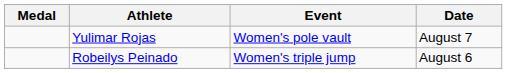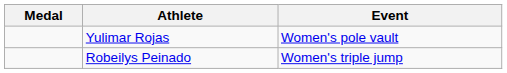- column: (459, 16)
